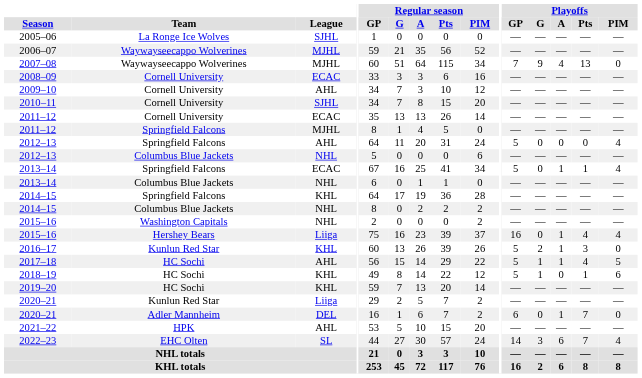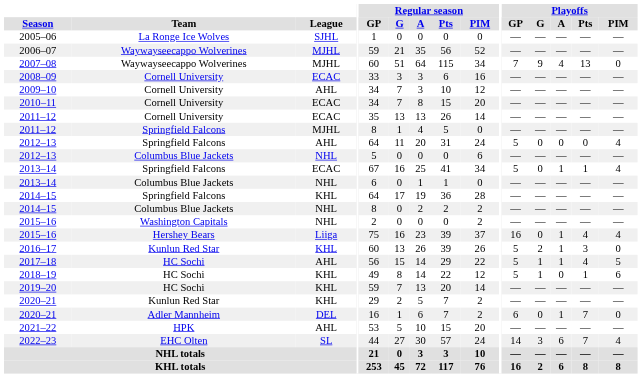(326, 103) SJHL -> (326, 103) ECAC
(326, 301) Liiga -> (326, 301) KHL
